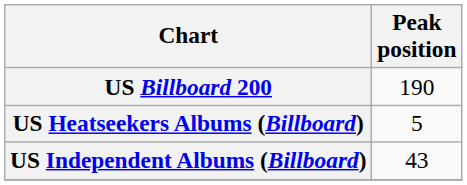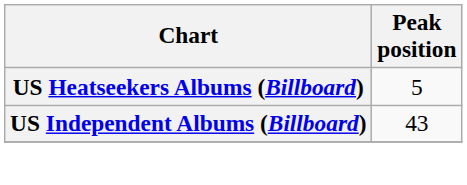- row: (188, 86)
